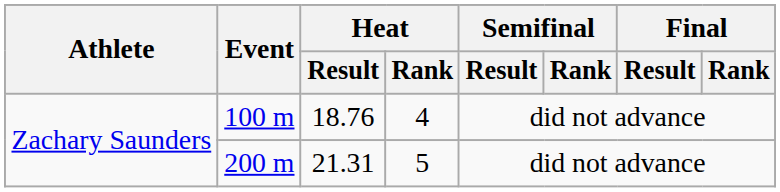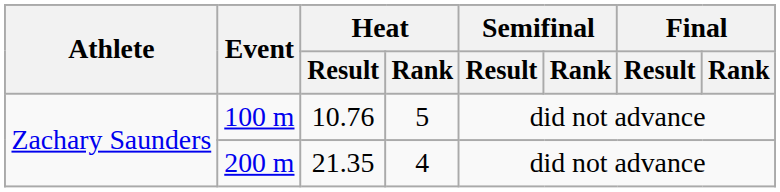(343, 117) 18.76 -> (343, 117) 10.76
(422, 117) 4 -> (422, 117) 5
(343, 162) 21.31 -> (343, 162) 21.35
(422, 162) 5 -> (422, 162) 4
